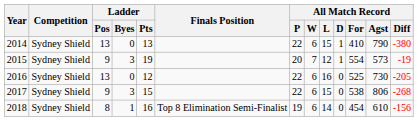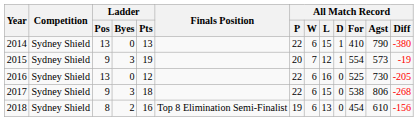(148, 92) 15 -> (148, 92) 18
(132, 108) 1 -> (132, 108) 2
(326, 108) 14 -> (326, 108) 13
